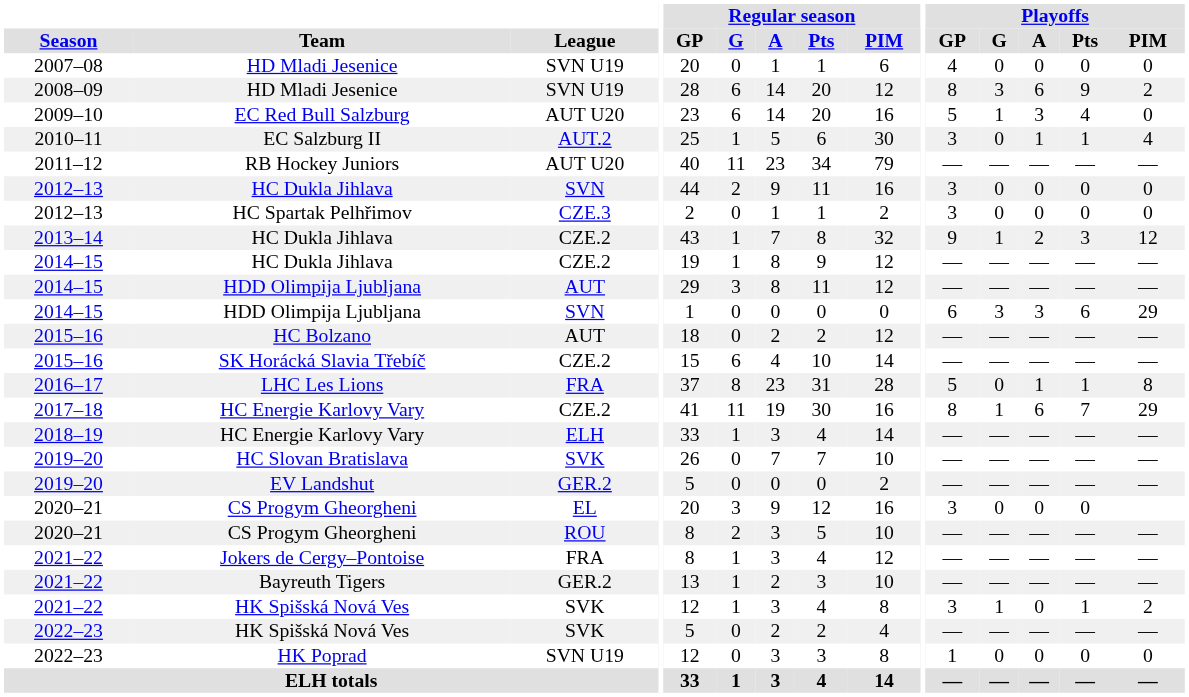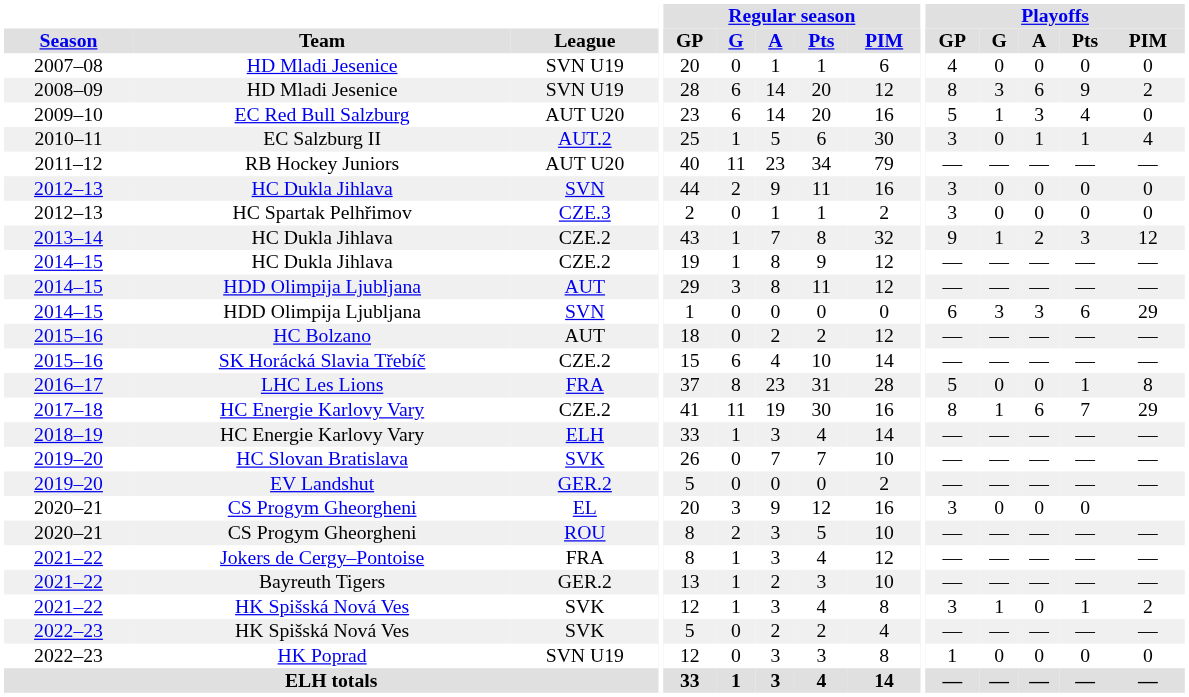(1039, 385) 1 -> (1039, 385) 0
